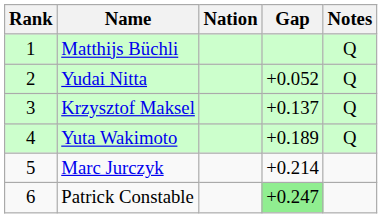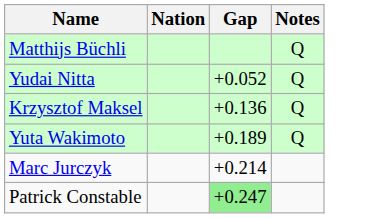- column: (31, 19)
(293, 108) +0.137 -> (240, 108) +0.136
